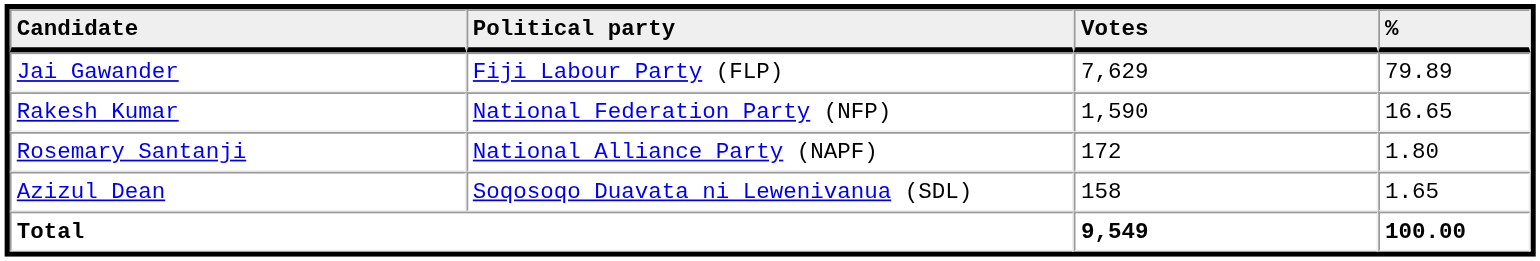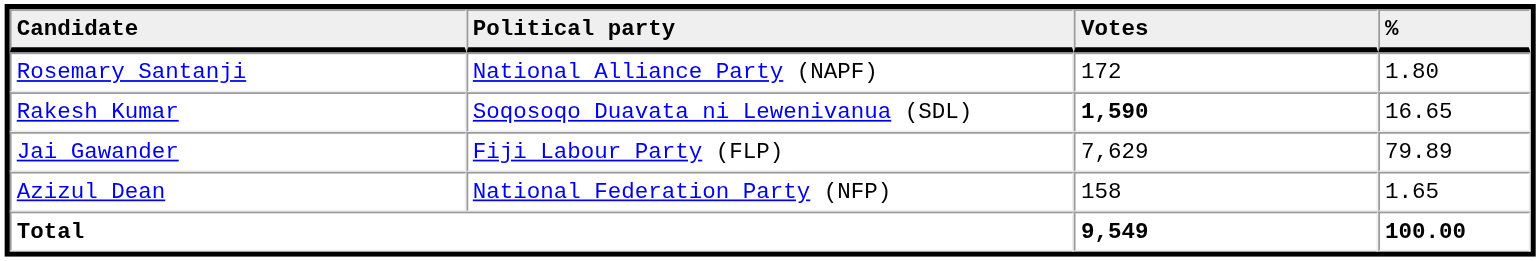rows swapped: (98, 72) <-> (131, 152)
(682, 112) National Federation Party (NFP) -> (723, 112) Soqosoqo Duavata ni Lewenivanua (SDL)
(1115, 112) normal -> (1115, 112) bold
(723, 192) Soqosoqo Duavata ni Lewenivanua (SDL) -> (682, 192) National Federation Party (NFP)
